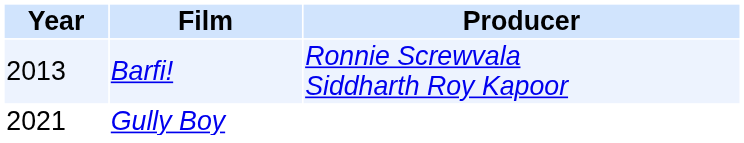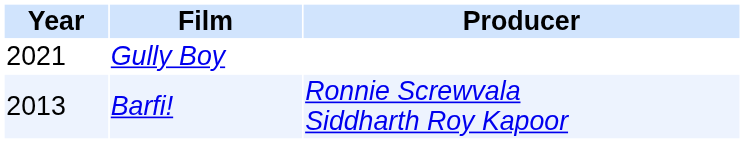rows swapped: (142, 71) <-> (168, 121)
